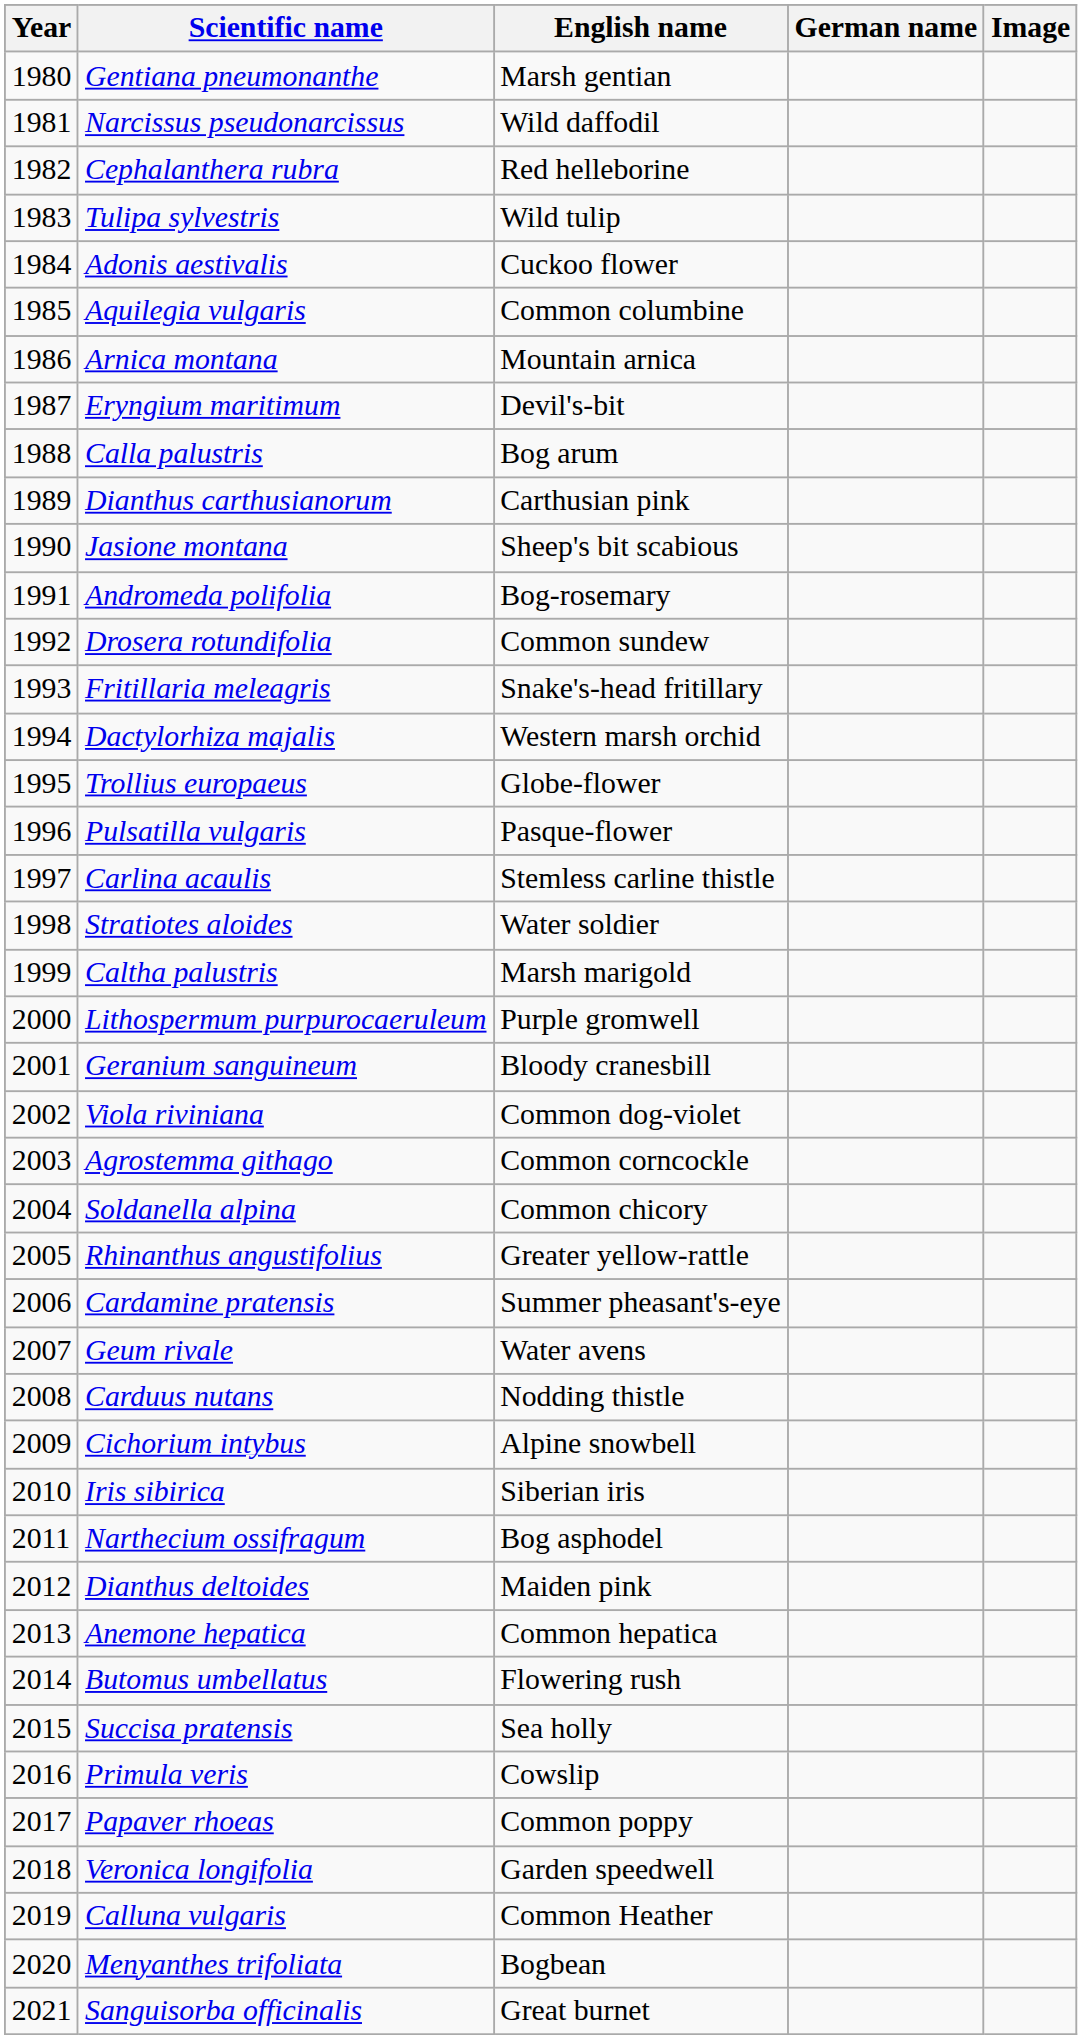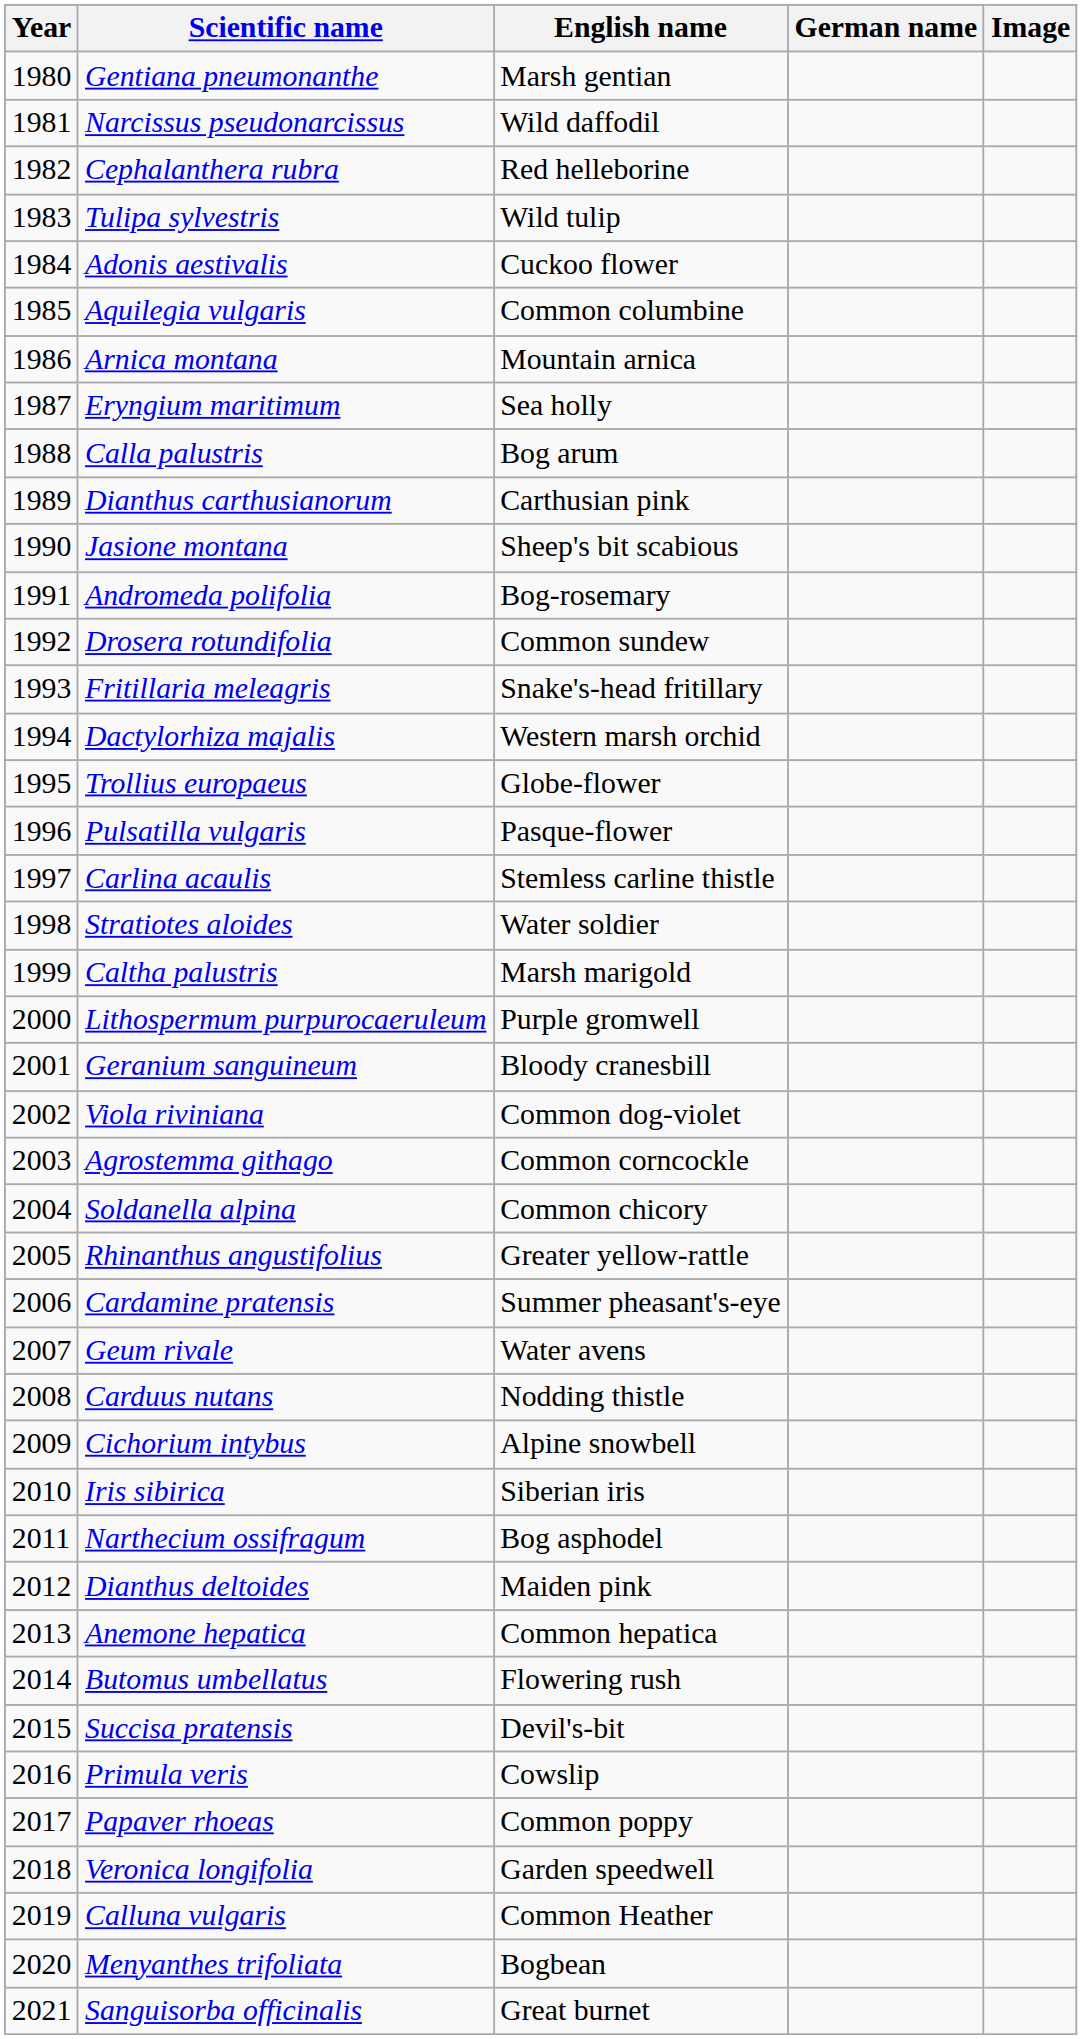(562, 405) Devil's-bit -> (556, 405) Sea holly
(556, 1727) Sea holly -> (562, 1727) Devil's-bit
